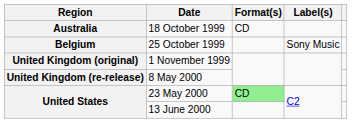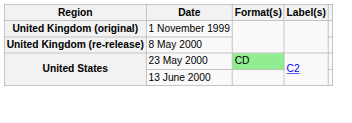- row: (187, 28)
- row: (187, 45)
